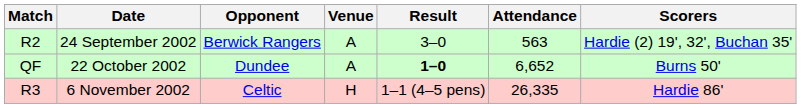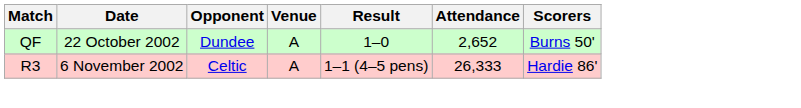- row: (128, 41)
(433, 66) bold -> (376, 41) normal
(535, 66) 6,652 -> (478, 41) 2,652
(351, 90) H -> (294, 66) A
(535, 90) 26,335 -> (478, 66) 26,333
